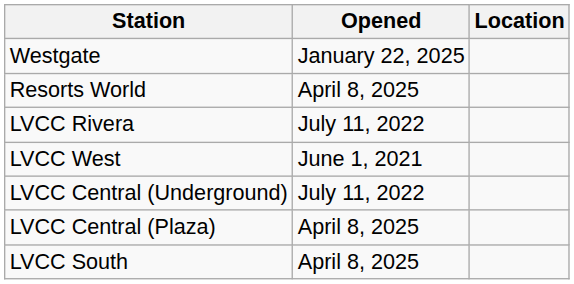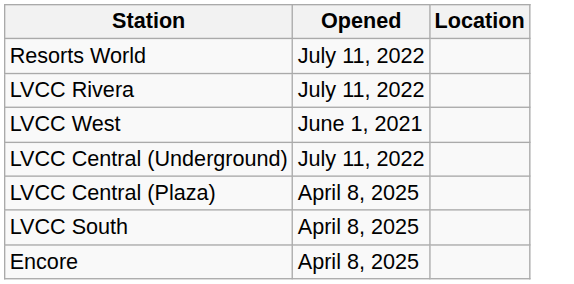- row: (55, 55)
(358, 90) April 8, 2025 -> (361, 55) July 11, 2022
+ row: (44, 261)
